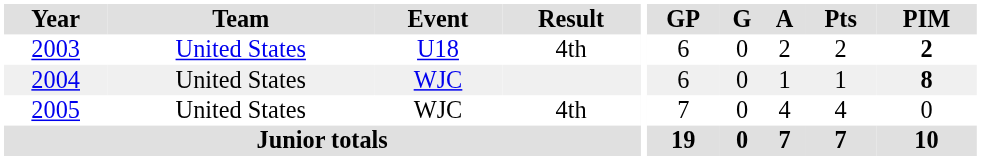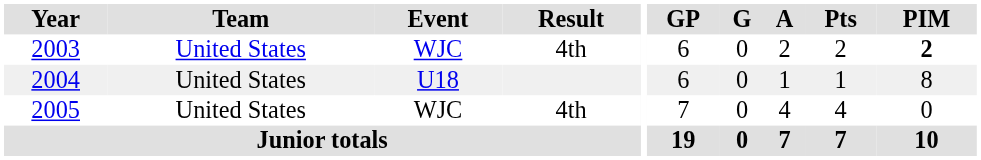(438, 49) U18 -> (438, 49) WJC
(438, 79) WJC -> (438, 79) U18
(926, 79) bold -> (926, 79) normal
